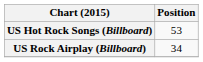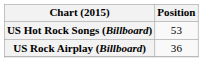(176, 48) 34 -> (176, 48) 36
